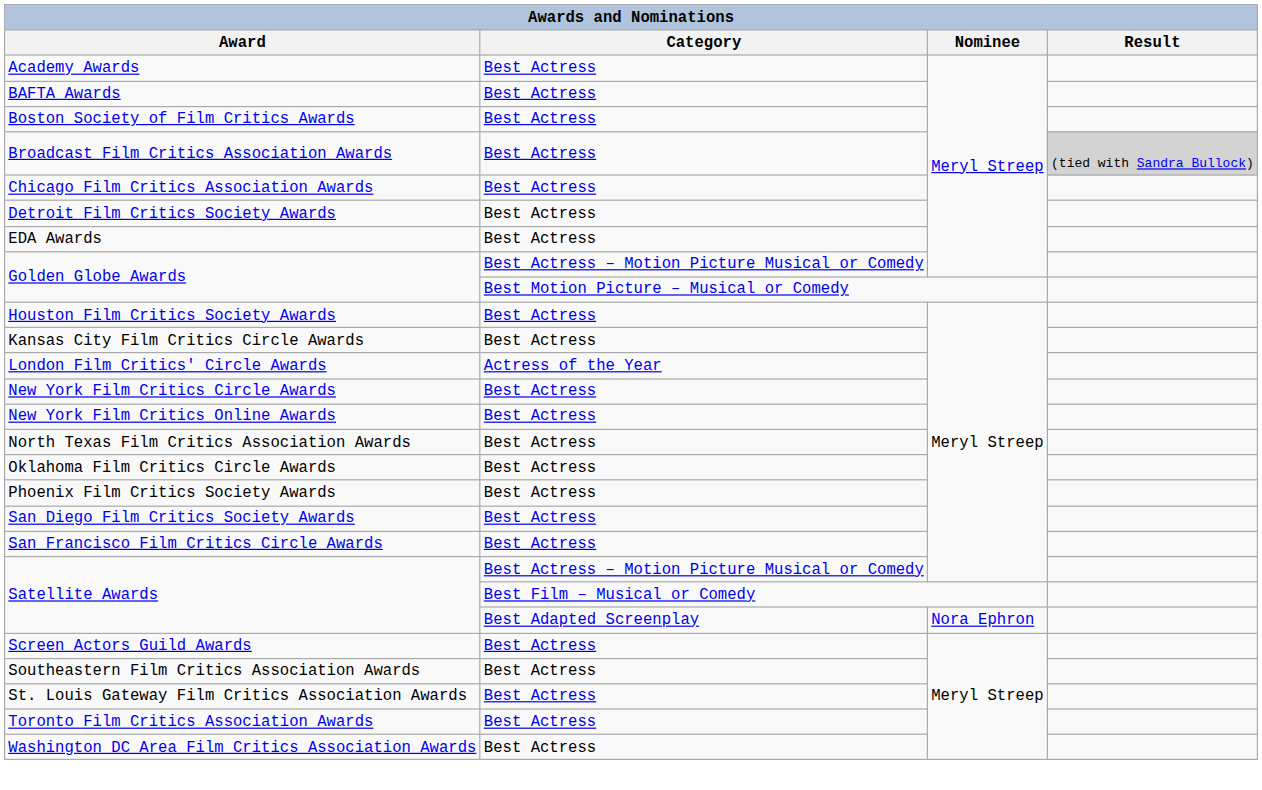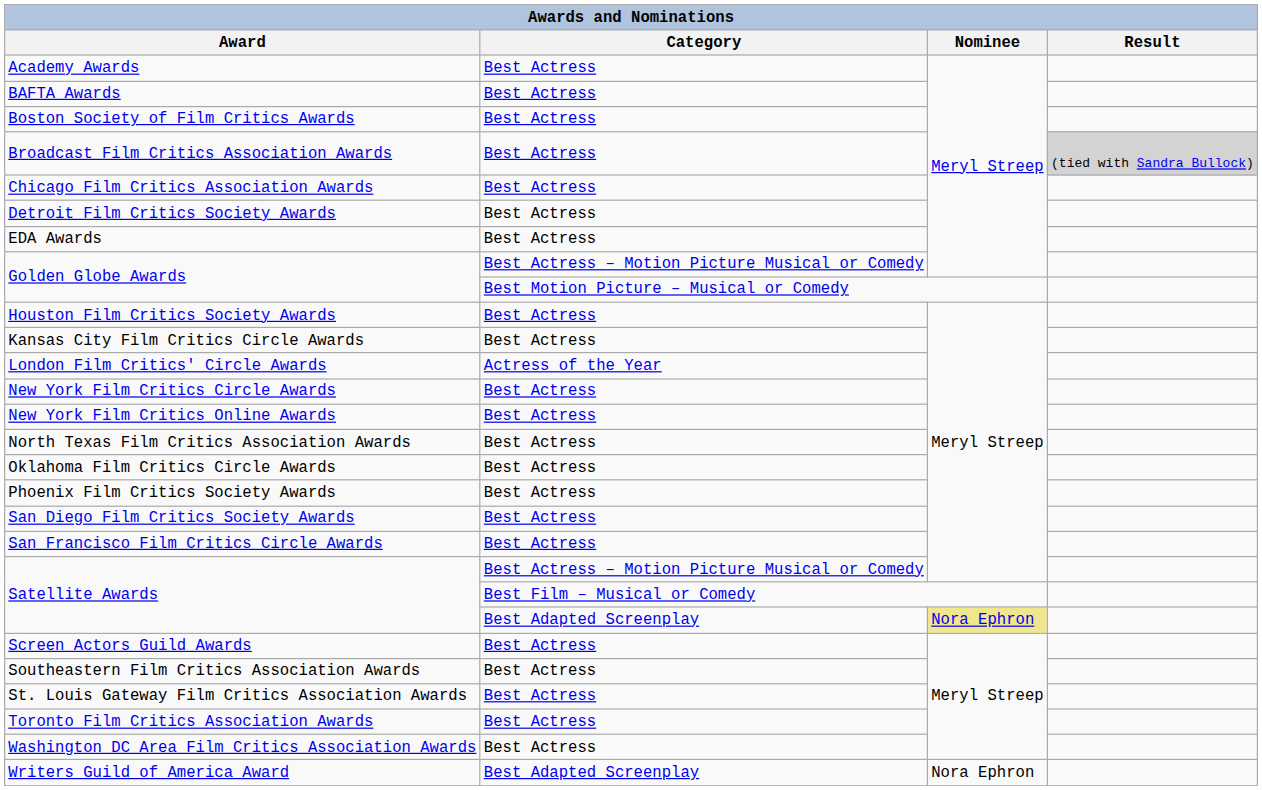(983, 620) no background -> (983, 620) khaki background
+ row: (149, 773)
